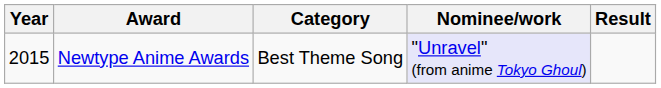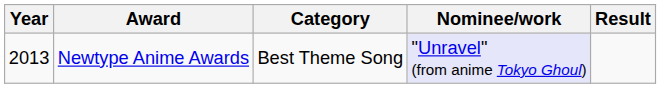(29, 58) 2015 -> (29, 58) 2013
